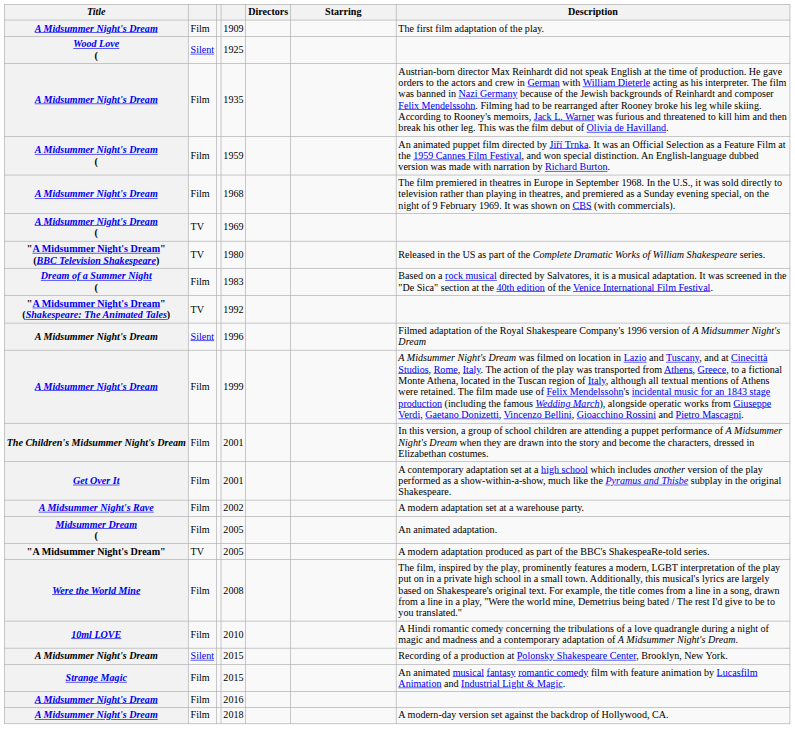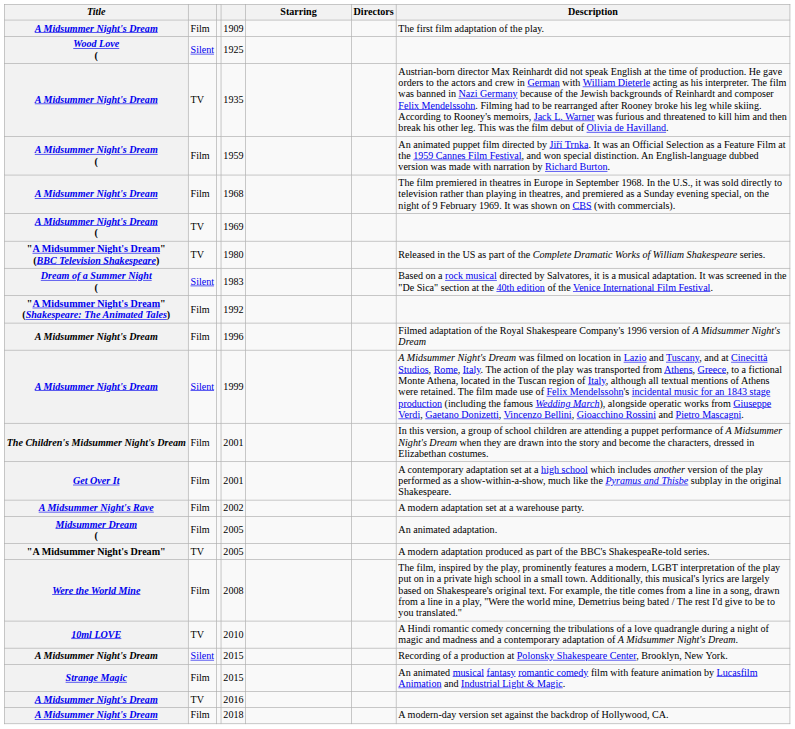columns swapped: (268, 12) <-> (343, 12)
(200, 100) Film -> (197, 100) TV
(200, 282) Film -> (202, 282) Silent
(197, 309) TV -> (200, 309) Film
(202, 336) Silent -> (200, 336) Film
(200, 386) Film -> (202, 386) Silent
(200, 634) Film -> (197, 634) TV
(200, 699) Film -> (197, 699) TV
